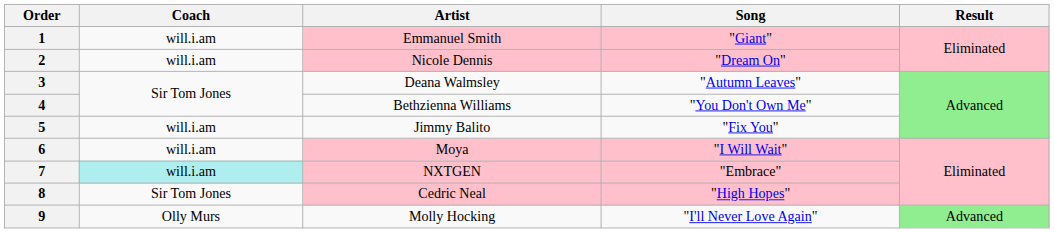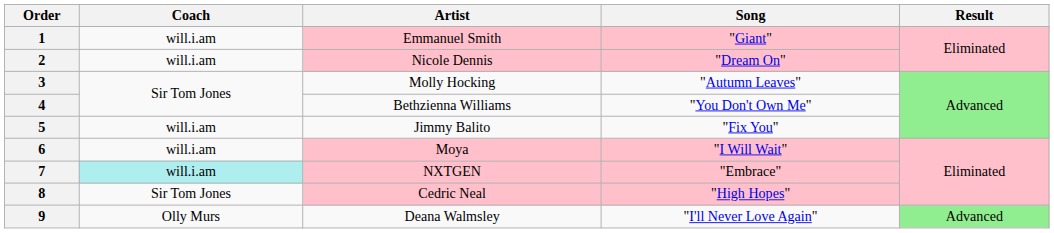(452, 82) Deana Walmsley -> (452, 82) Molly Hocking
(452, 216) Molly Hocking -> (452, 216) Deana Walmsley
